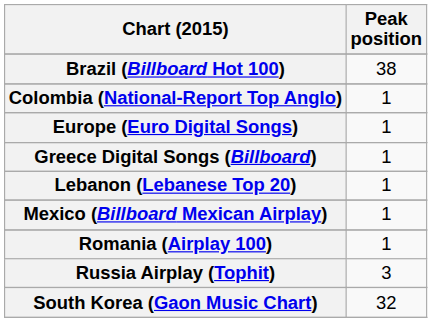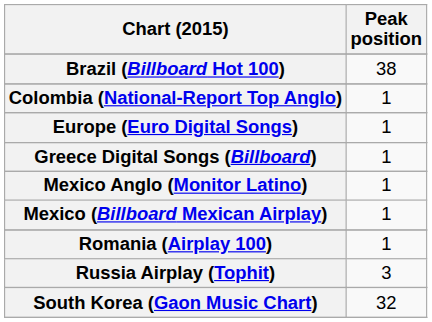- row: (175, 185)
+ row: (175, 185)
